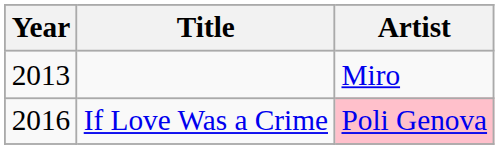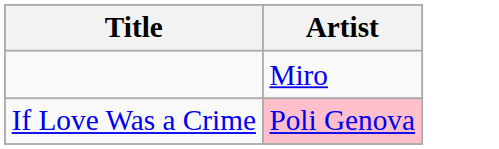- column: (41, 27)
